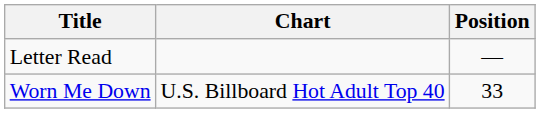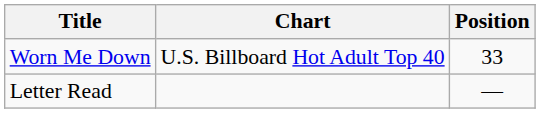rows swapped: (80, 90) <-> (61, 56)
